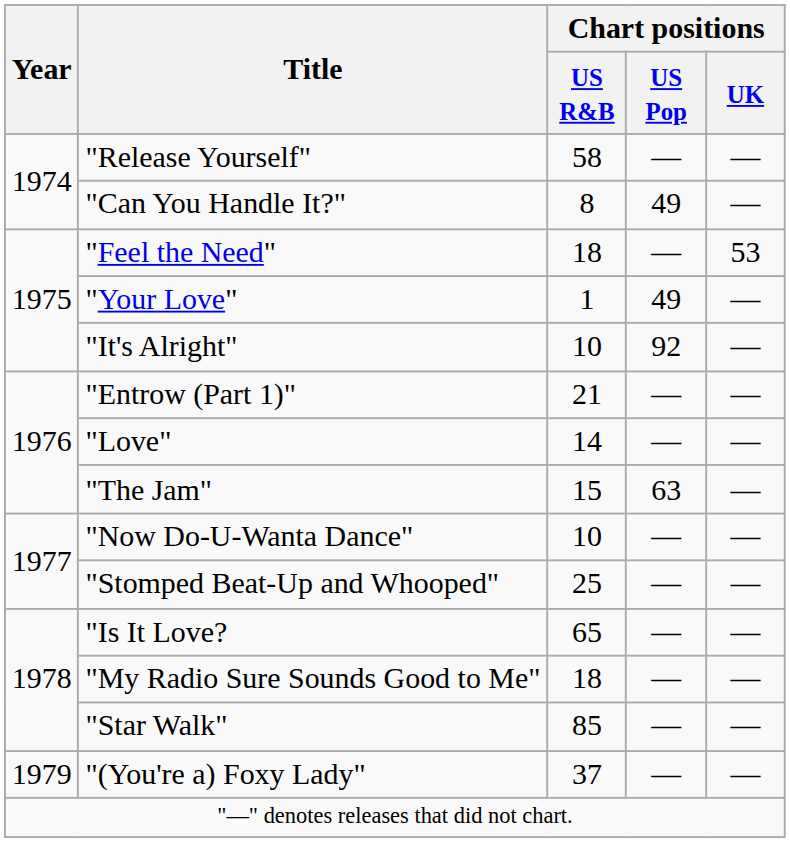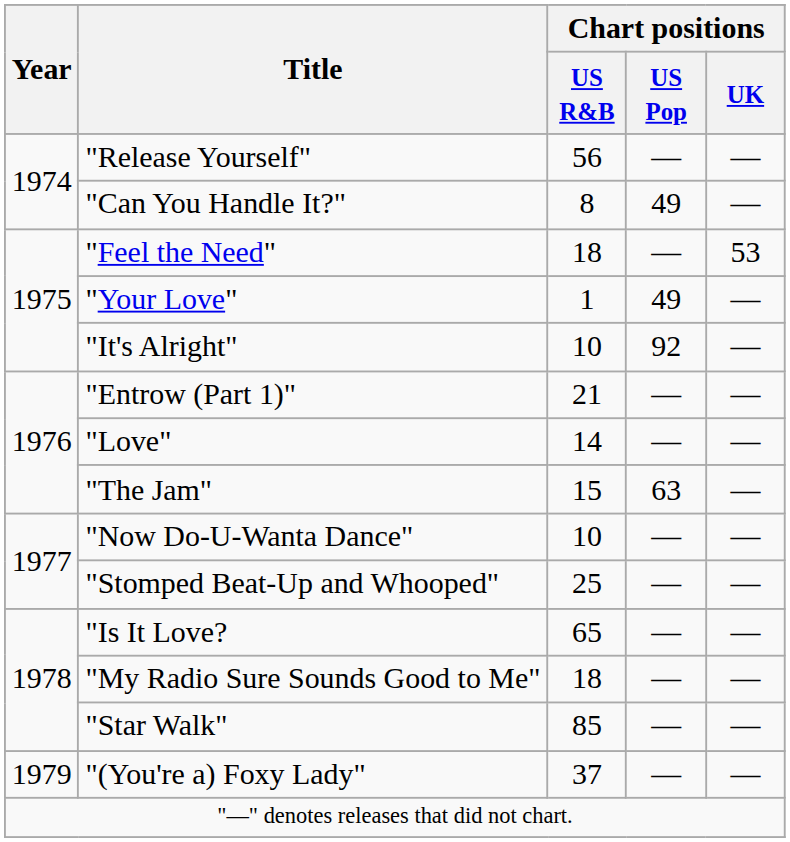(587, 156) 58 -> (587, 156) 56
